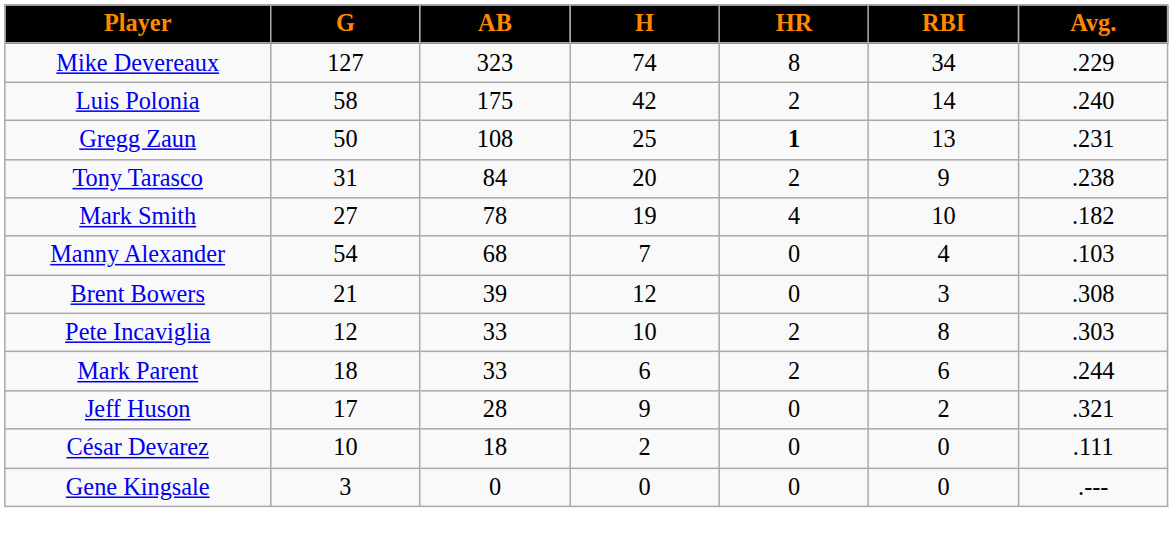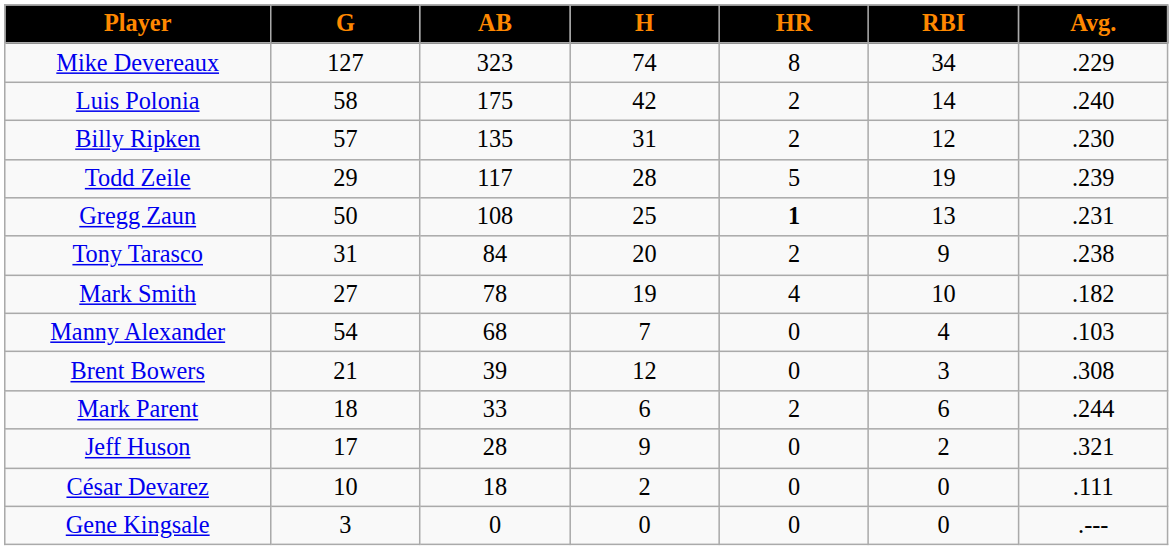+ row: (138, 139)
+ row: (138, 178)
- row: (138, 332)
